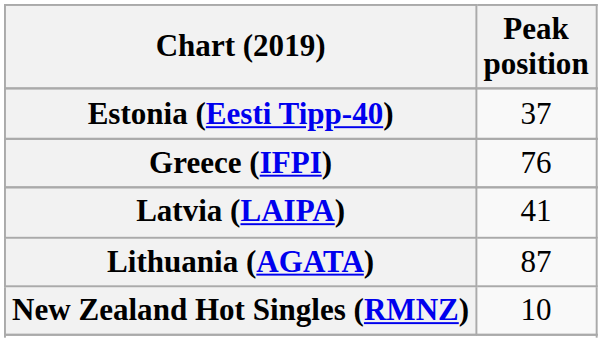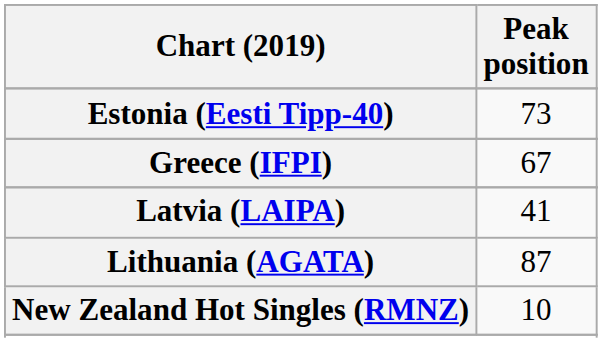(536, 113) 37 -> (536, 113) 73
(536, 162) 76 -> (536, 162) 67
